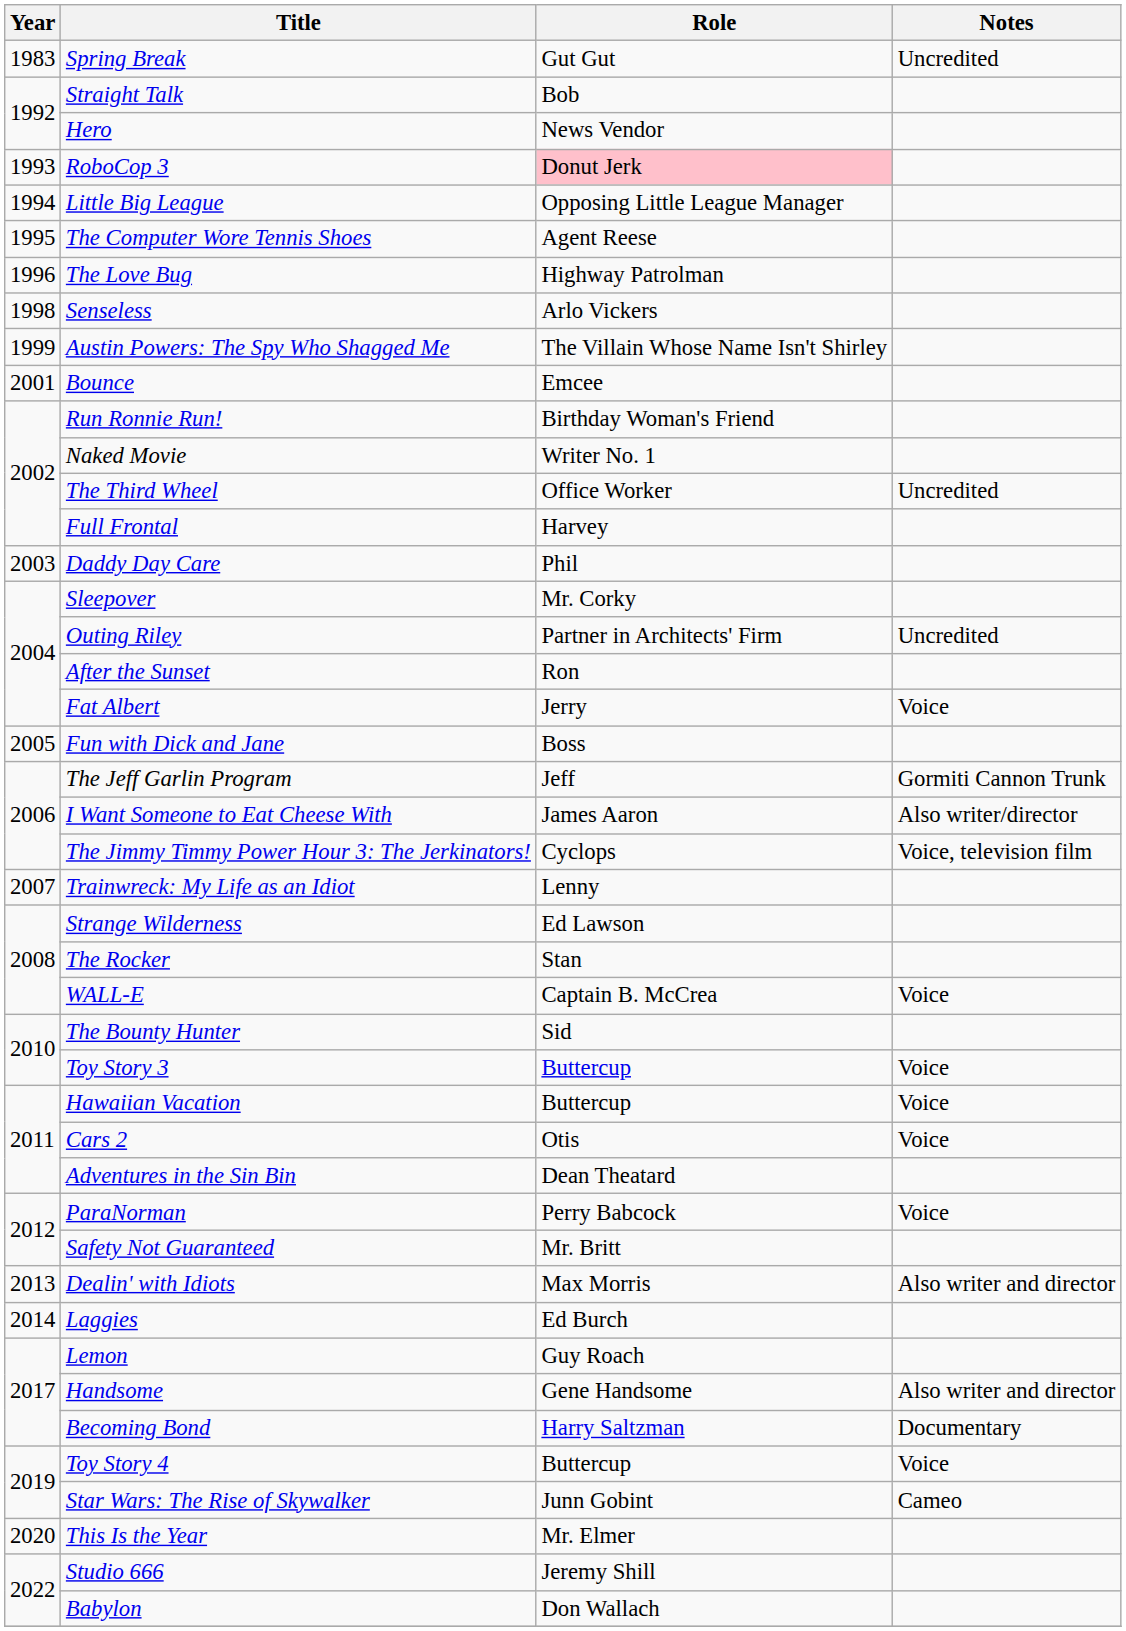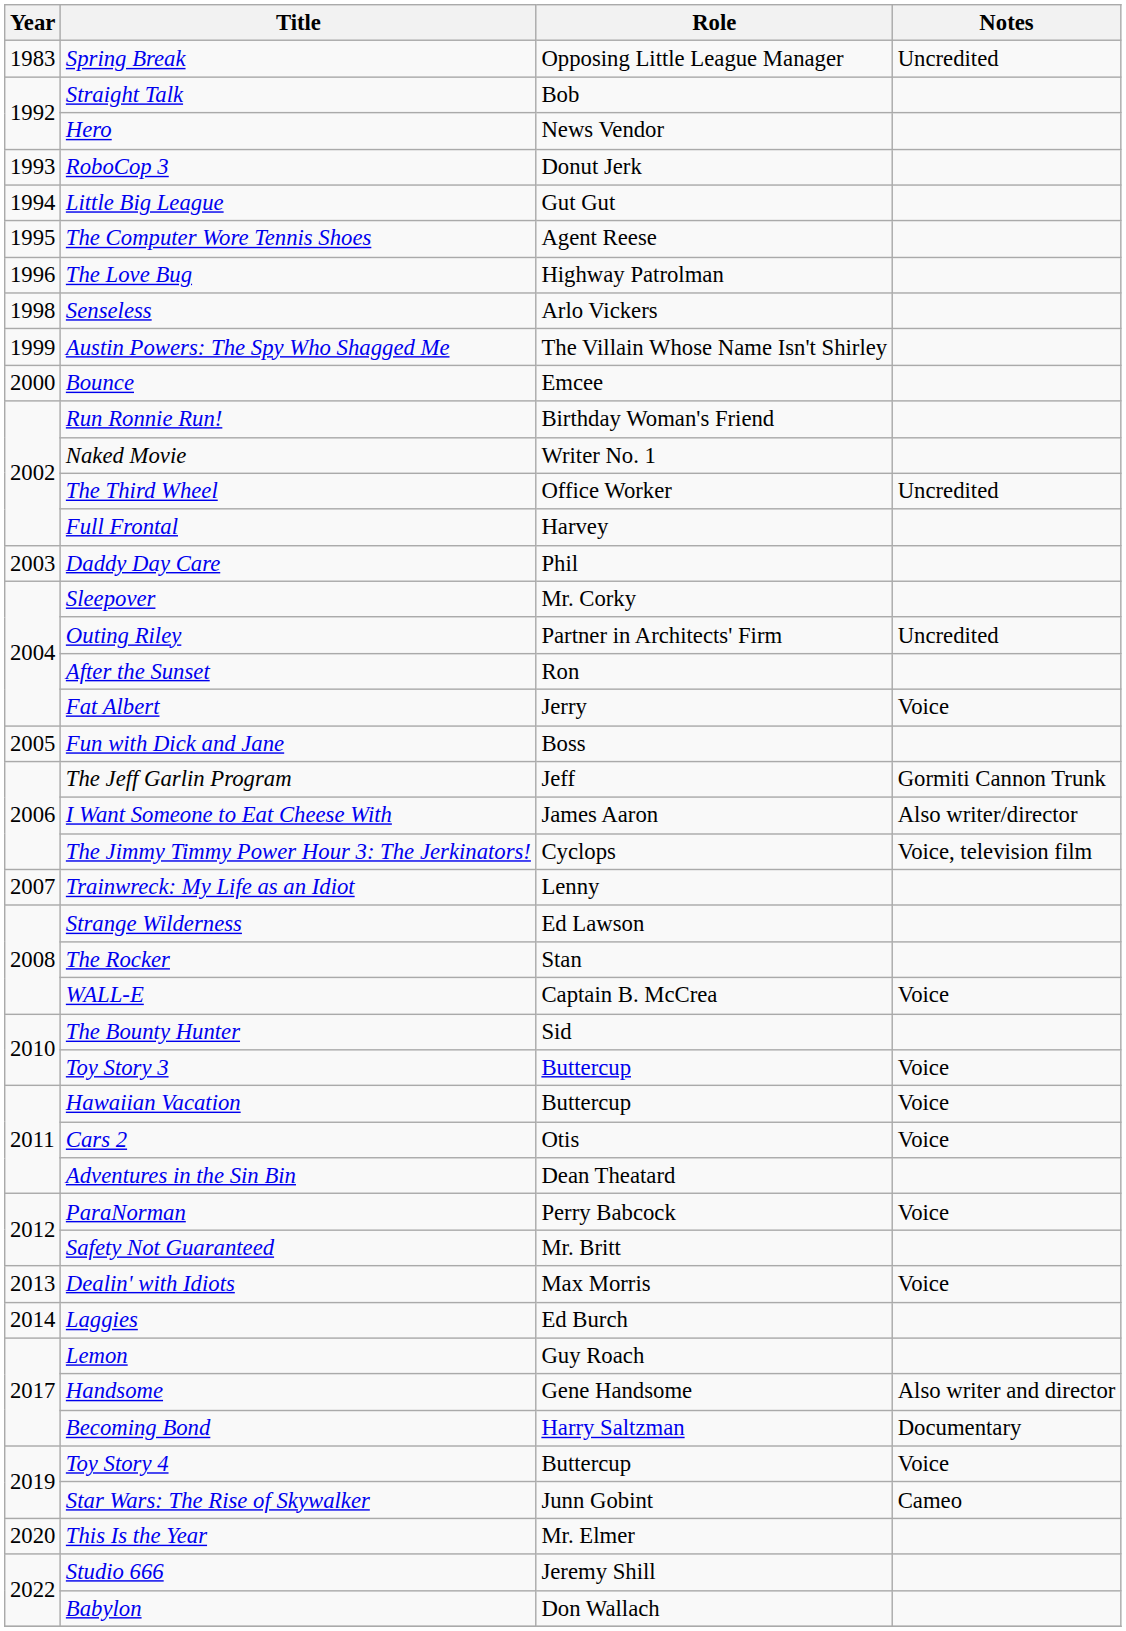(578, 58) Gut Gut -> (693, 58) Opposing Little League Manager
(592, 166) pink background -> (592, 166) no background
(693, 202) Opposing Little League Manager -> (578, 202) Gut Gut
(33, 382) 2001 -> (33, 382) 2000
(1006, 1283) Also writer and director -> (923, 1283) Voice
